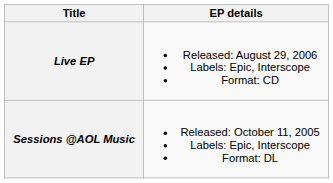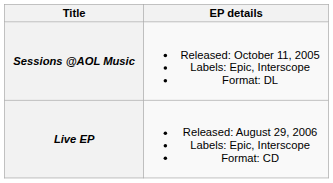rows swapped: (74, 139) <-> (74, 61)
